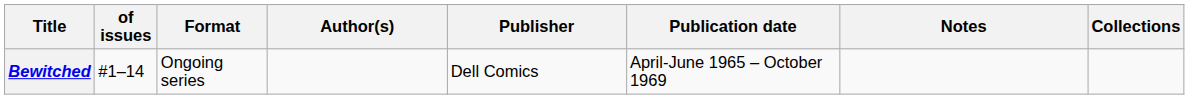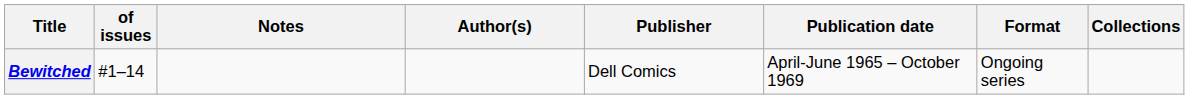columns swapped: (212, 26) <-> (964, 26)
